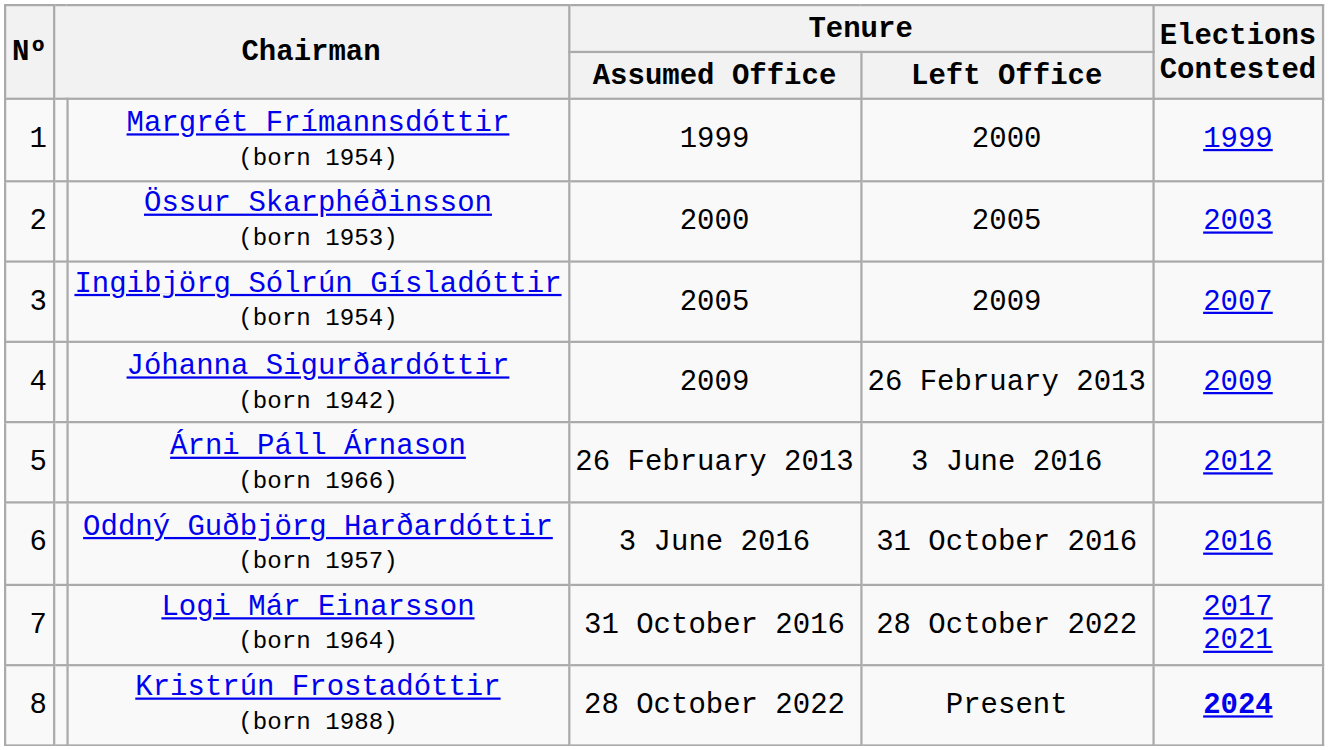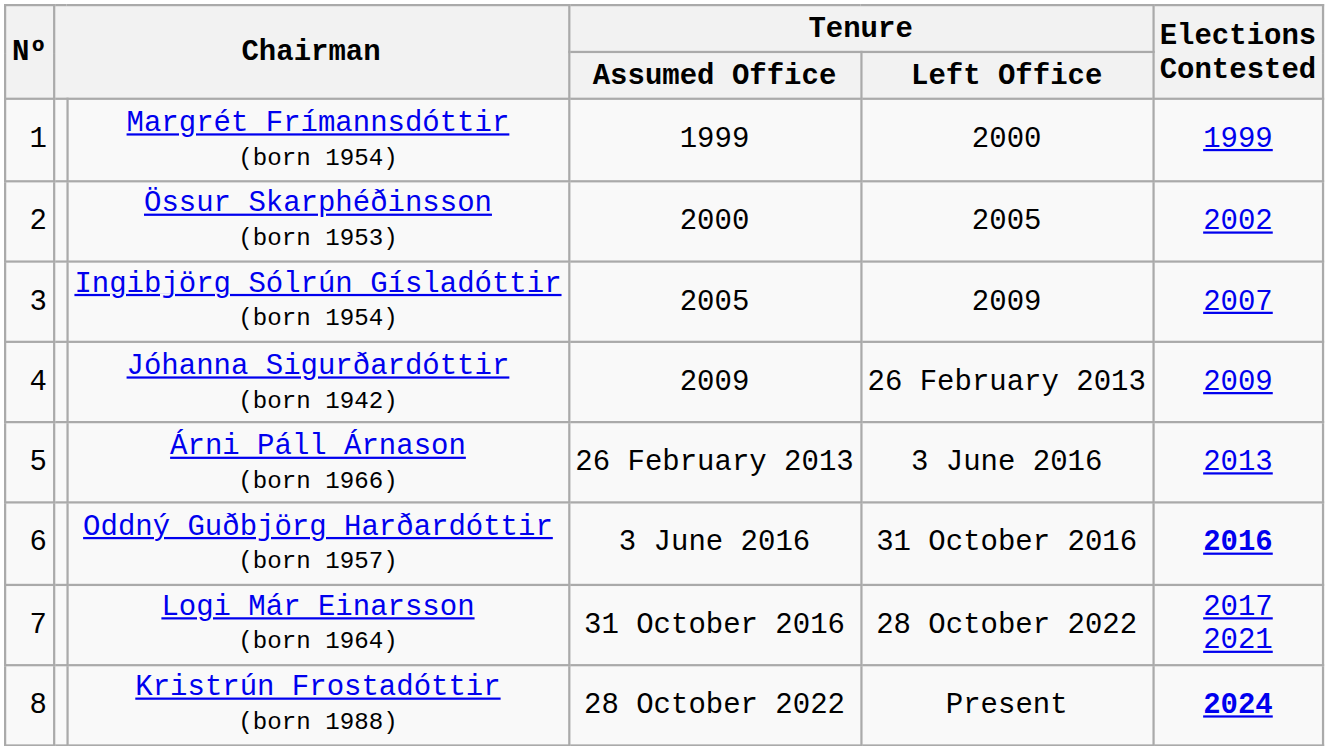(1238, 221) 2003 -> (1238, 221) 2002
(1238, 463) 2012 -> (1238, 463) 2013
(1238, 543) normal -> (1238, 543) bold
